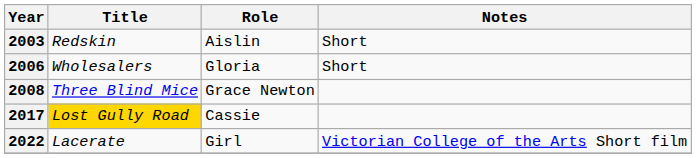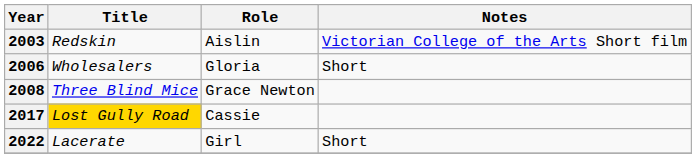(345, 42) Short -> (505, 42) Victorian College of the Arts Short film
(505, 141) Victorian College of the Arts Short film -> (345, 141) Short
